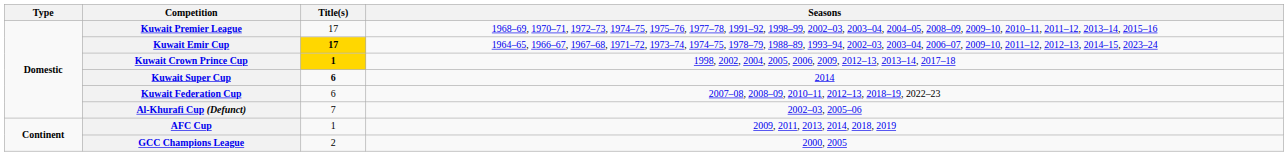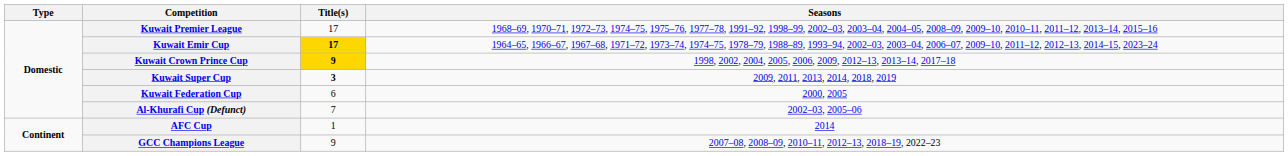(333, 61) 1 -> (333, 61) 9
(333, 77) 6 -> (333, 77) 3
(825, 77) 2014 -> (825, 77) 2009, 2011, 2013, 2014, 2018, 2019
(825, 94) 2007–08, 2008–09, 2010–11, 2012–13, 2018–19, 2022–23 -> (825, 94) 2000, 2005
(825, 126) 2009, 2011, 2013, 2014, 2018, 2019 -> (825, 126) 2014
(333, 143) 2 -> (333, 143) 9
(825, 143) 2000, 2005 -> (825, 143) 2007–08, 2008–09, 2010–11, 2012–13, 2018–19, 2022–23
